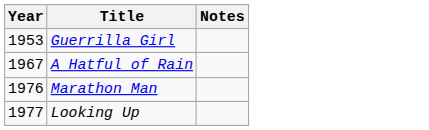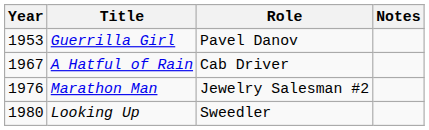+ column: (285, 17)
(26, 113) 1977 -> (26, 113) 1980
